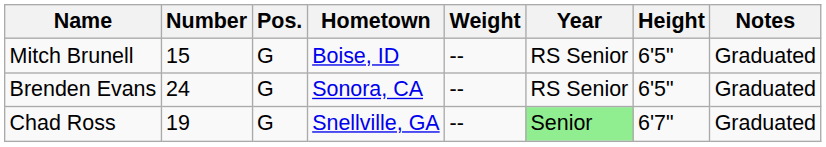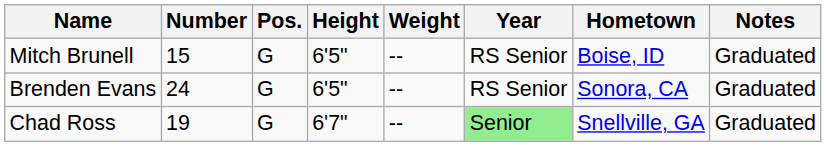columns swapped: (671, 21) <-> (376, 21)
